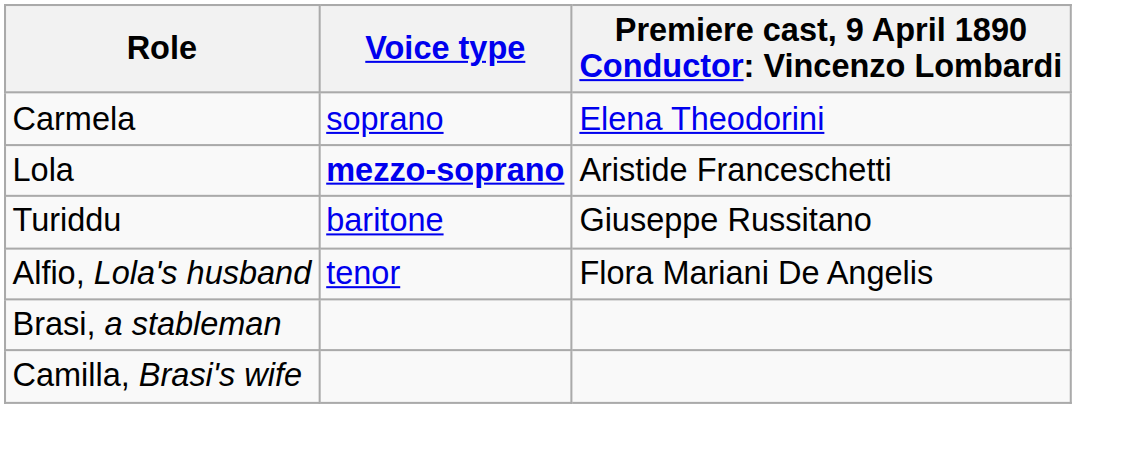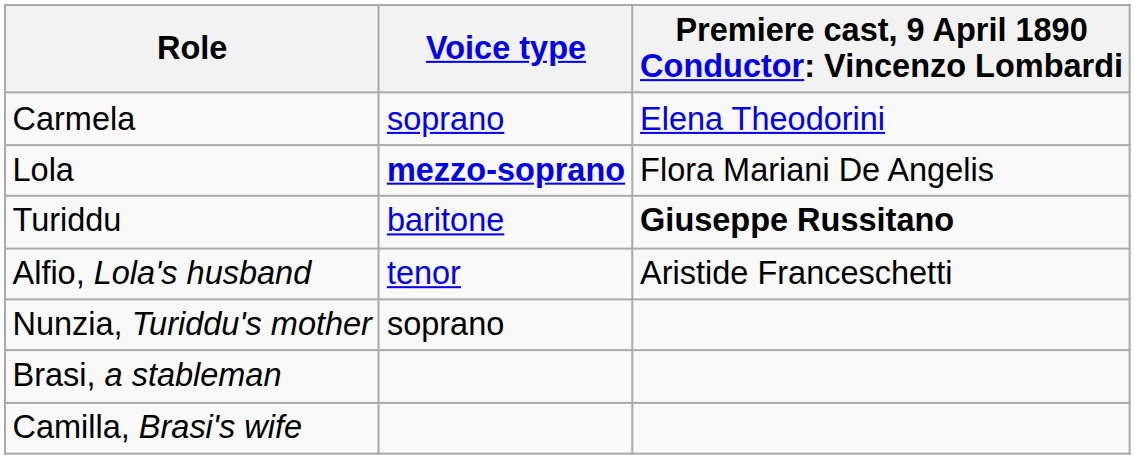(736, 169) Aristide Franceschetti -> (817, 169) Flora Mariani De Angelis
(726, 221) normal -> (797, 221) bold
(756, 272) Flora Mariani De Angelis -> (796, 272) Aristide Franceschetti
+ row: (192, 324)
